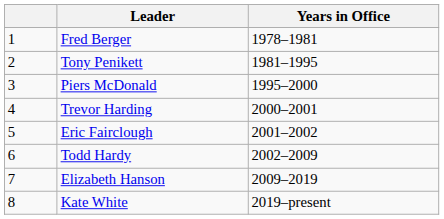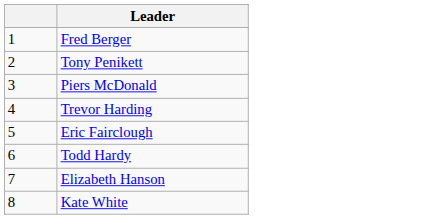- column: (343, 16)
